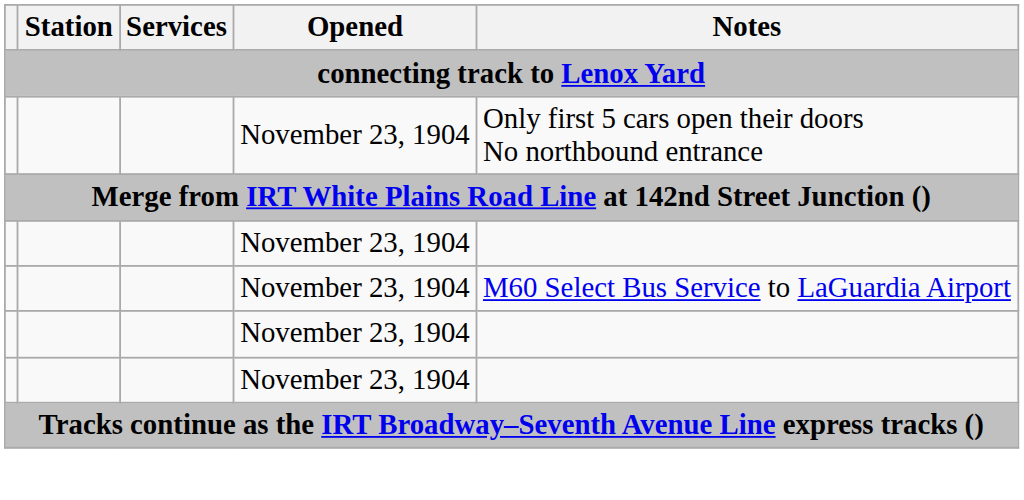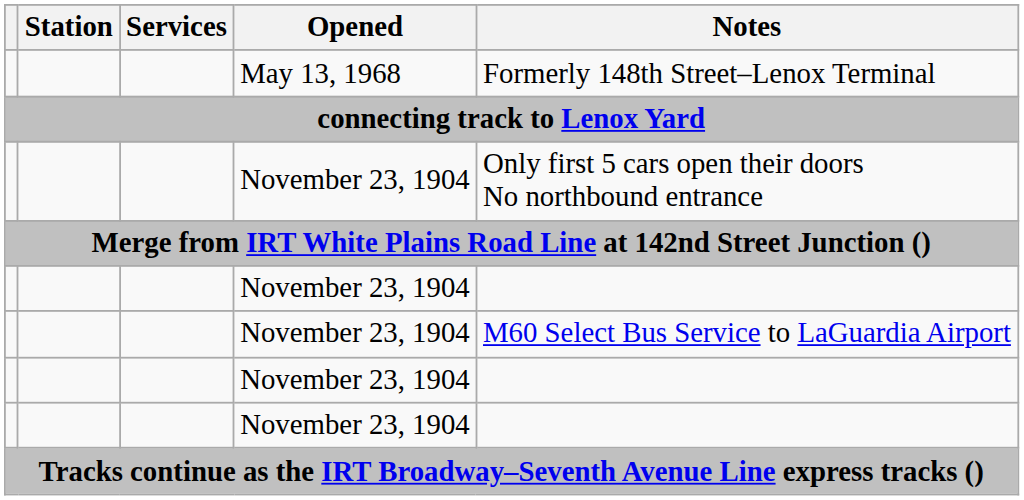+ row: (12, 73)
